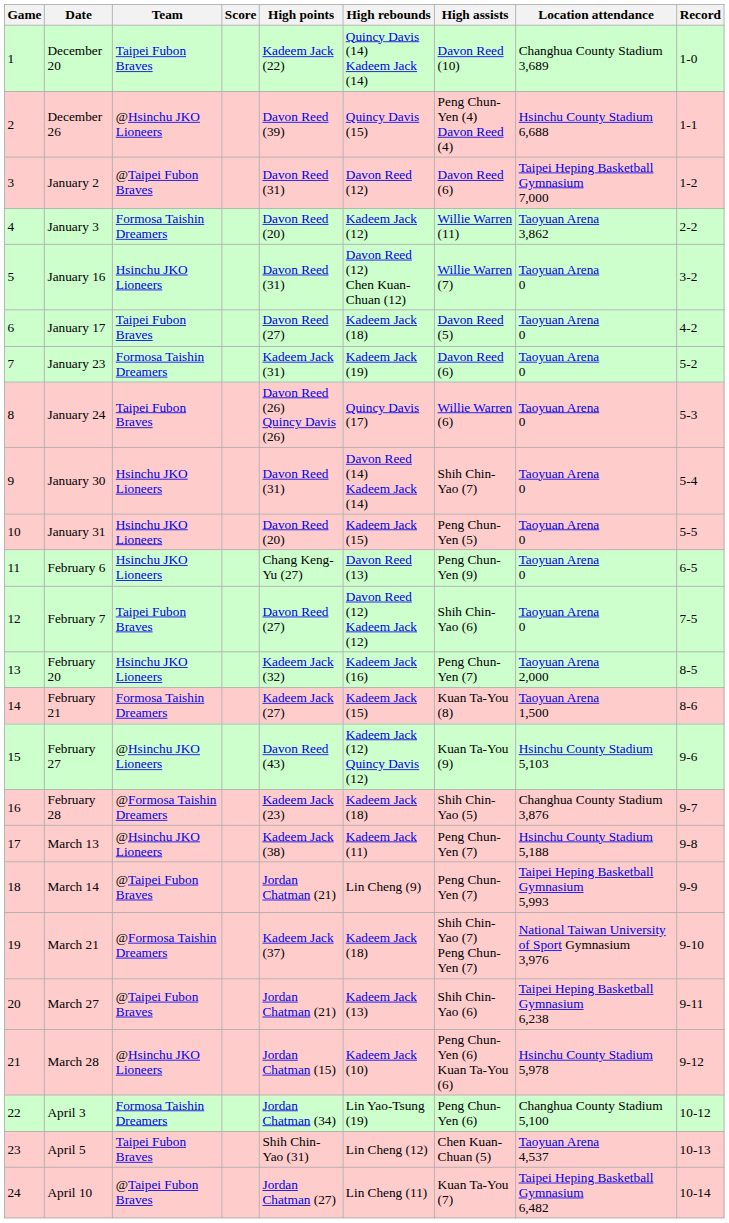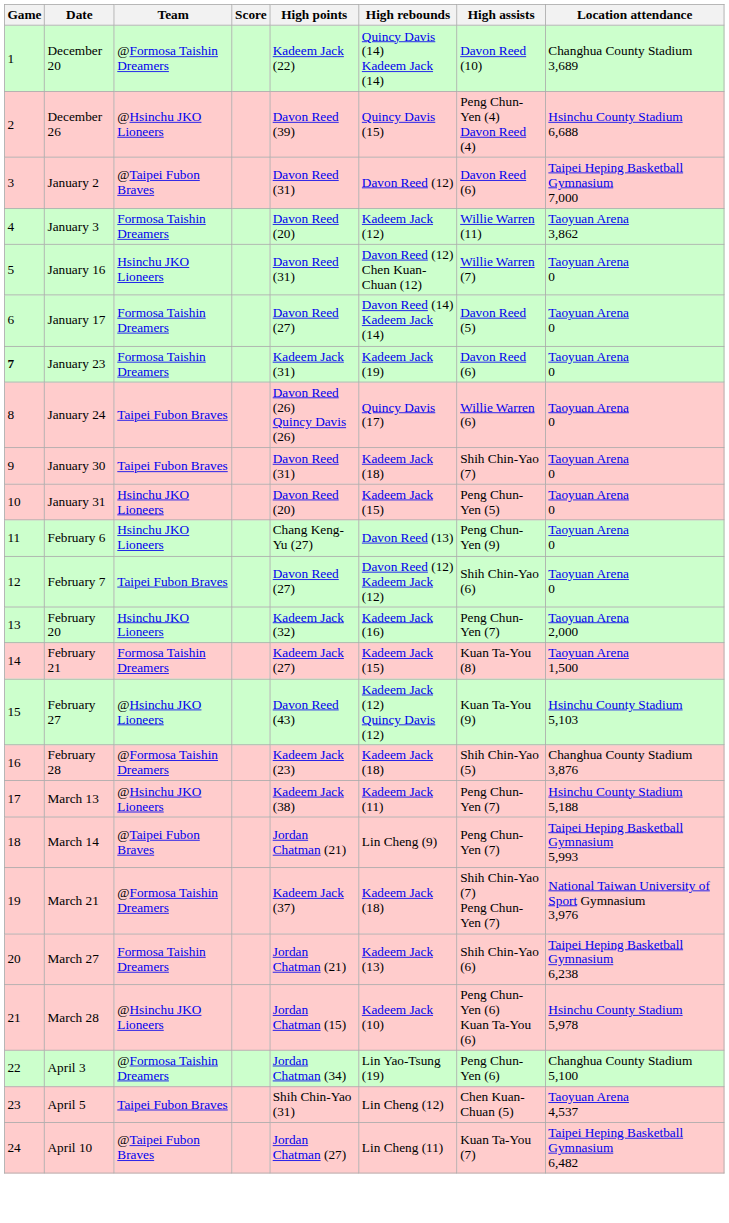- column: (700, 15)
(151, 58) Taipei Fubon Braves -> (168, 58) @Formosa Taishin Dreamers
(151, 328) Taipei Fubon Braves -> (162, 320) Formosa Taishin Dreamers
(381, 328) Kadeem Jack (18) -> (408, 320) Davon Reed (14) Kadeem Jack (14)
(11, 364) normal -> (11, 364) bold
(152, 480) Hsinchu JKO Lioneers -> (173, 466) Taipei Fubon Braves
(381, 480) Davon Reed (14) Kadeem Jack (14) -> (397, 466) Kadeem Jack (18)
(157, 1003) @Taipei Fubon Braves -> (162, 959) Formosa Taishin Dreamers
(160, 1113) Formosa Taishin Dreamers -> (168, 1068) @Formosa Taishin Dreamers
